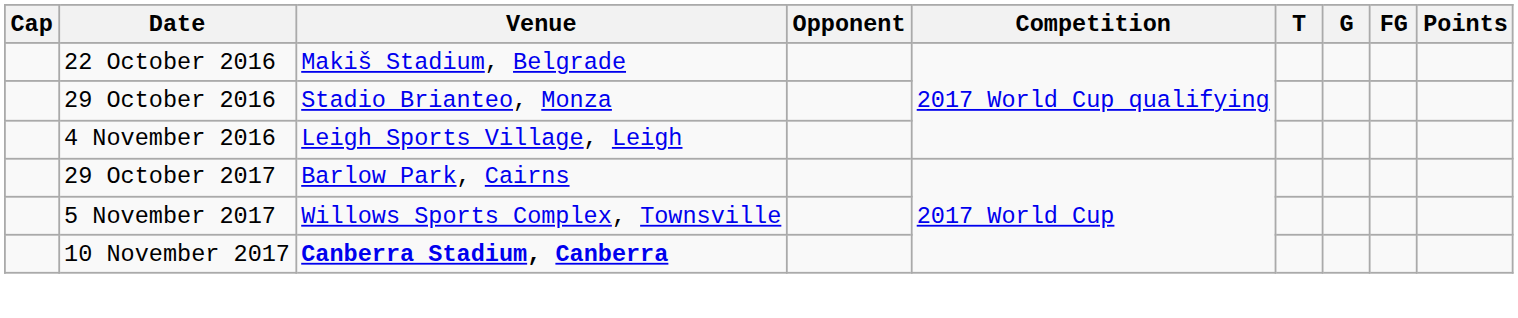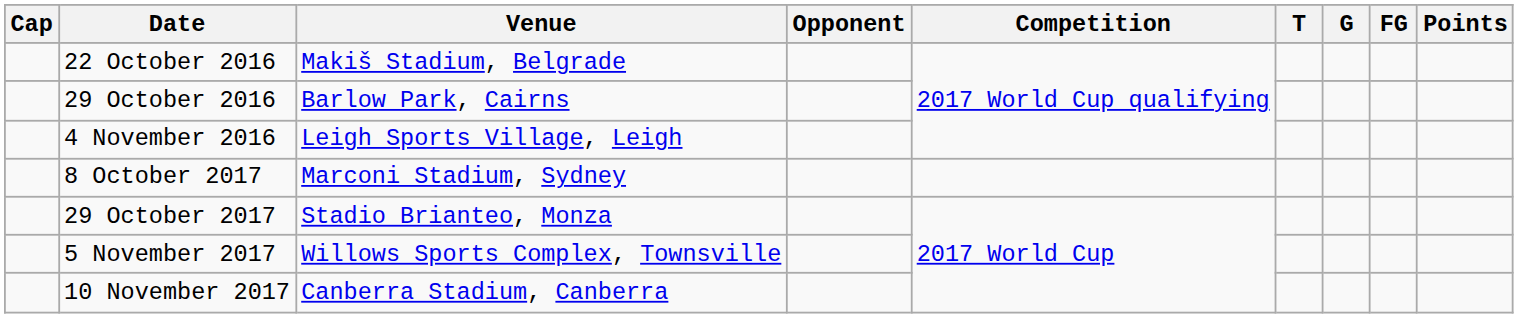(457, 101) Stadio Brianteo, Monza -> (435, 101) Barlow Park, Cairns
+ row: (163, 177)
(435, 177) Barlow Park, Cairns -> (457, 216) Stadio Brianteo, Monza
(485, 254) bold -> (485, 293) normal
